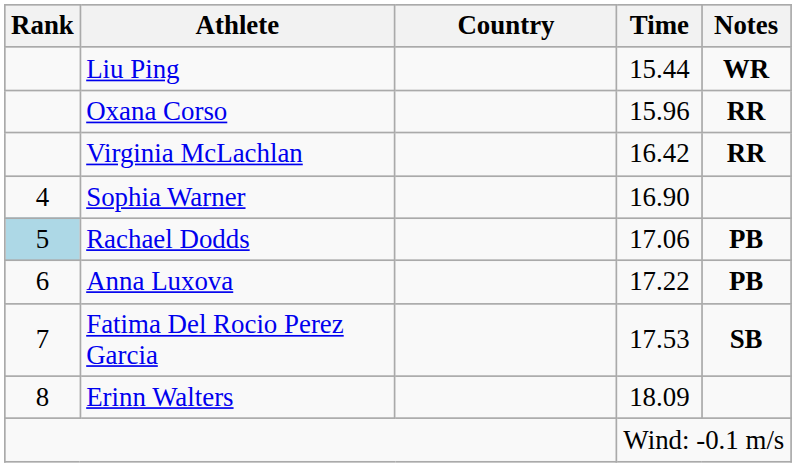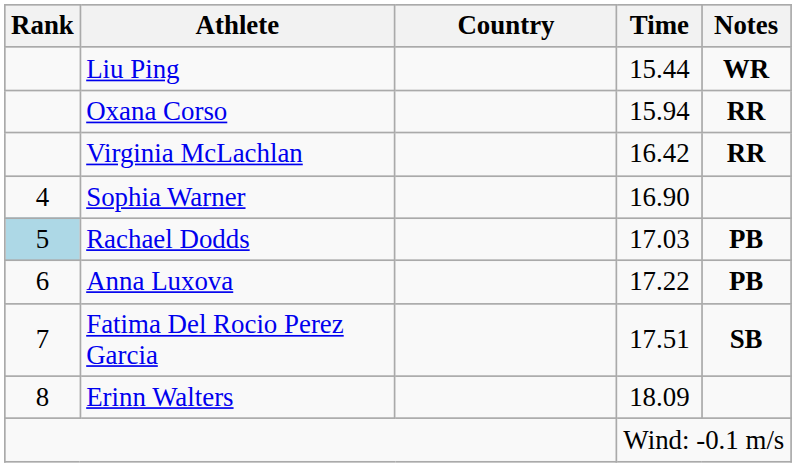(659, 111) 15.96 -> (659, 111) 15.94
(659, 238) 17.06 -> (659, 238) 17.03
(659, 339) 17.53 -> (659, 339) 17.51
